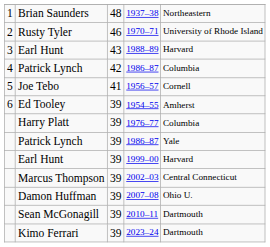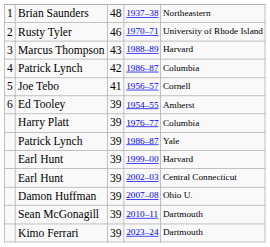(41, 50) Earl Hunt -> (61, 50) Marcus Thompson
(61, 178) Marcus Thompson -> (41, 178) Earl Hunt
